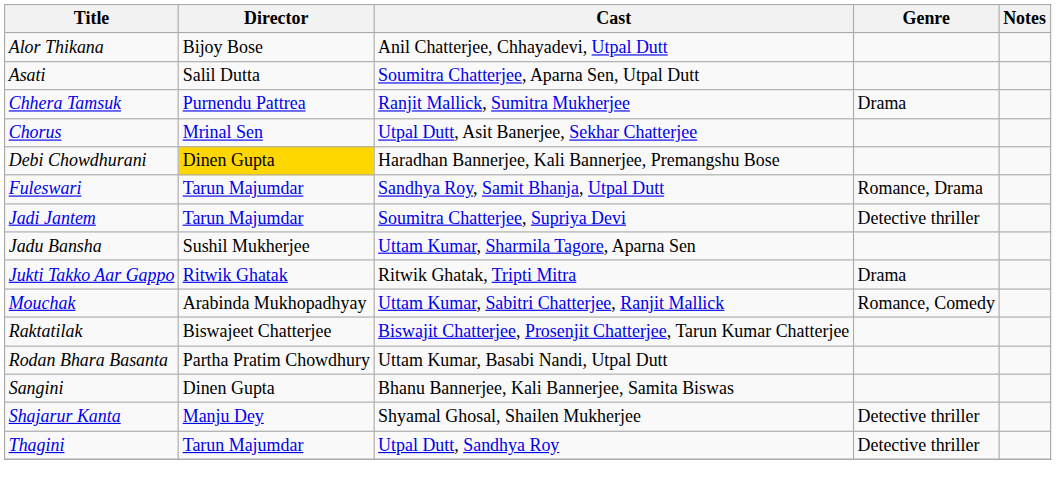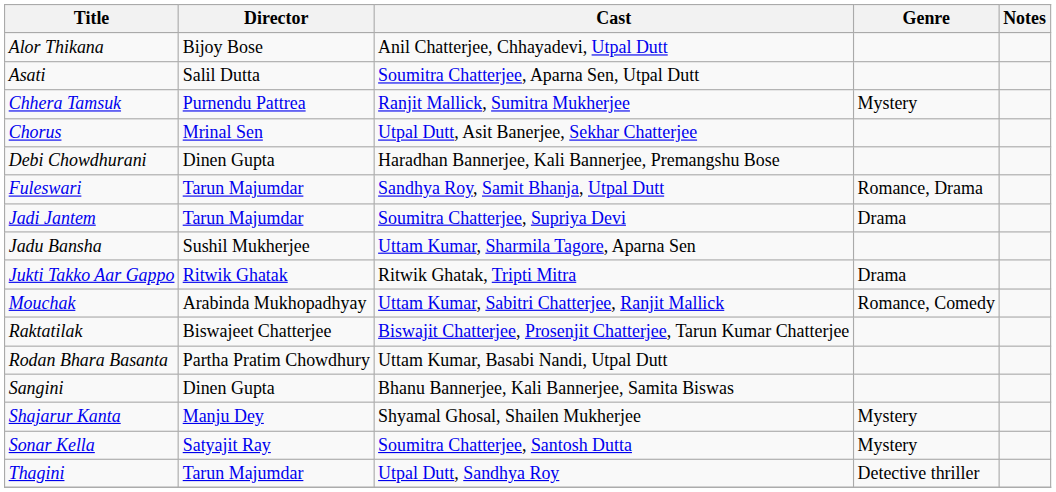(882, 103) Drama -> (887, 103) Mystery
(229, 160) gold background -> (229, 160) no background
(918, 217) Detective thriller -> (882, 217) Drama
(918, 416) Detective thriller -> (887, 416) Mystery
+ row: (52, 445)
